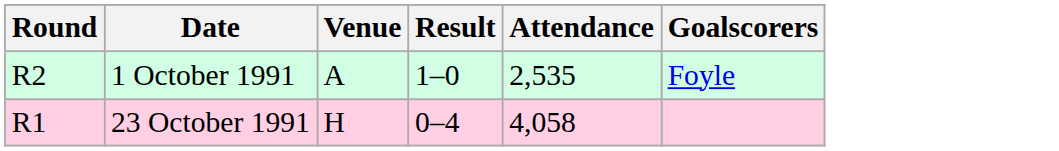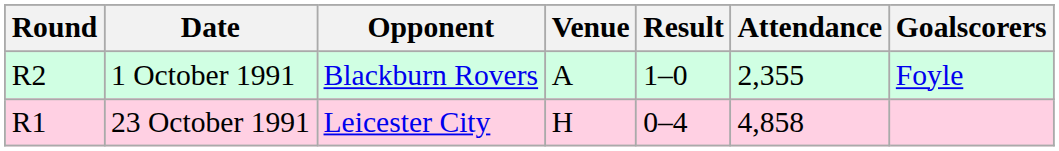+ column: (431, 27)
(543, 74) 2,535 -> (771, 74) 2,355
(543, 121) 4,058 -> (771, 121) 4,858
